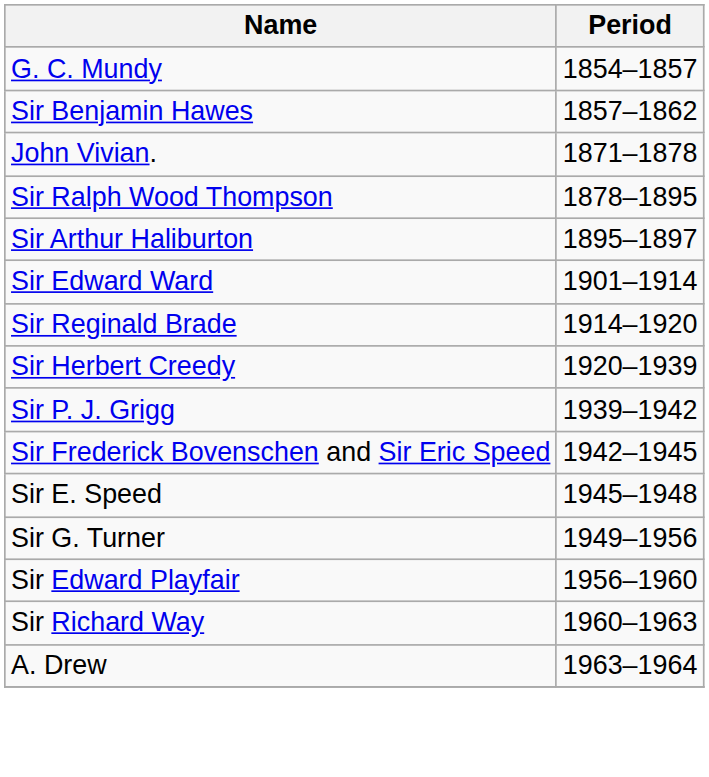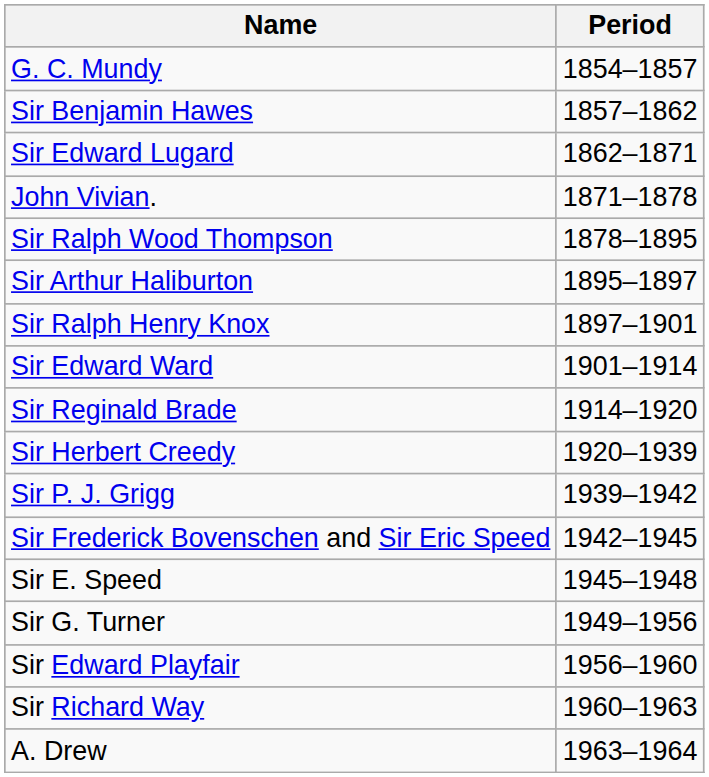+ row: (122, 153)
+ row: (140, 324)
